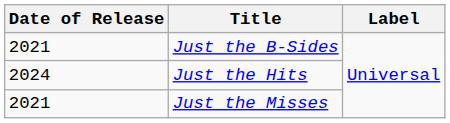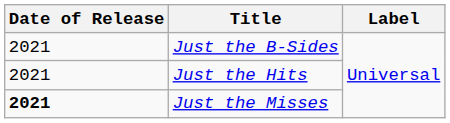(30, 75) 2024 -> (30, 75) 2021
(30, 103) normal -> (30, 103) bold
